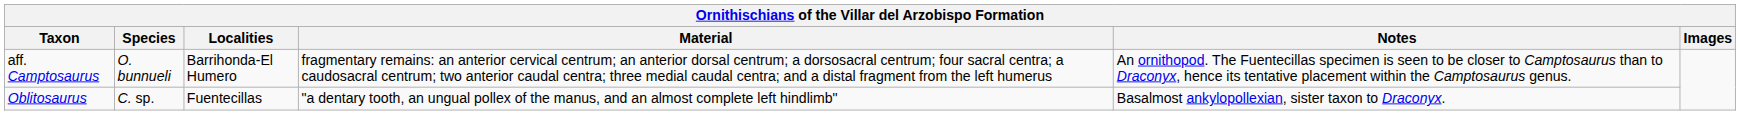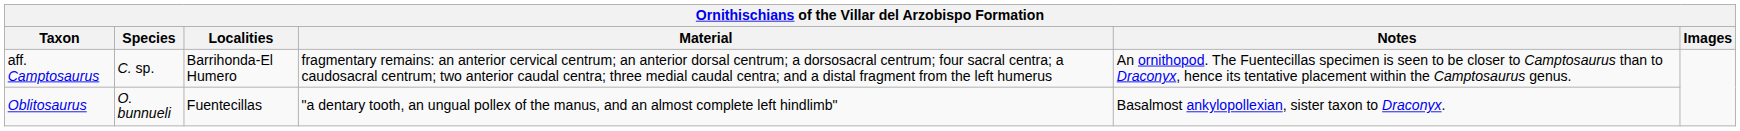(144, 68) O. bunnueli -> (136, 68) C. sp.
(136, 98) C. sp. -> (144, 106) O. bunnueli
